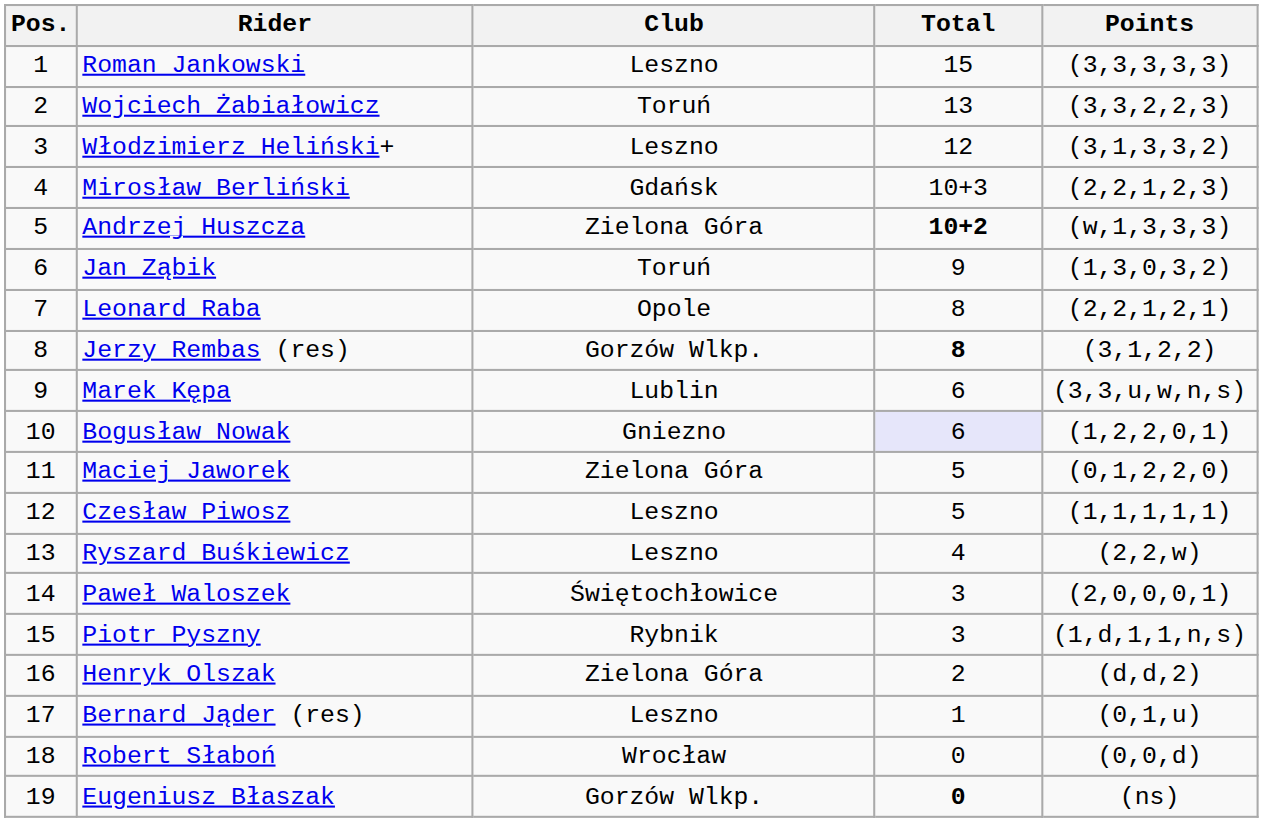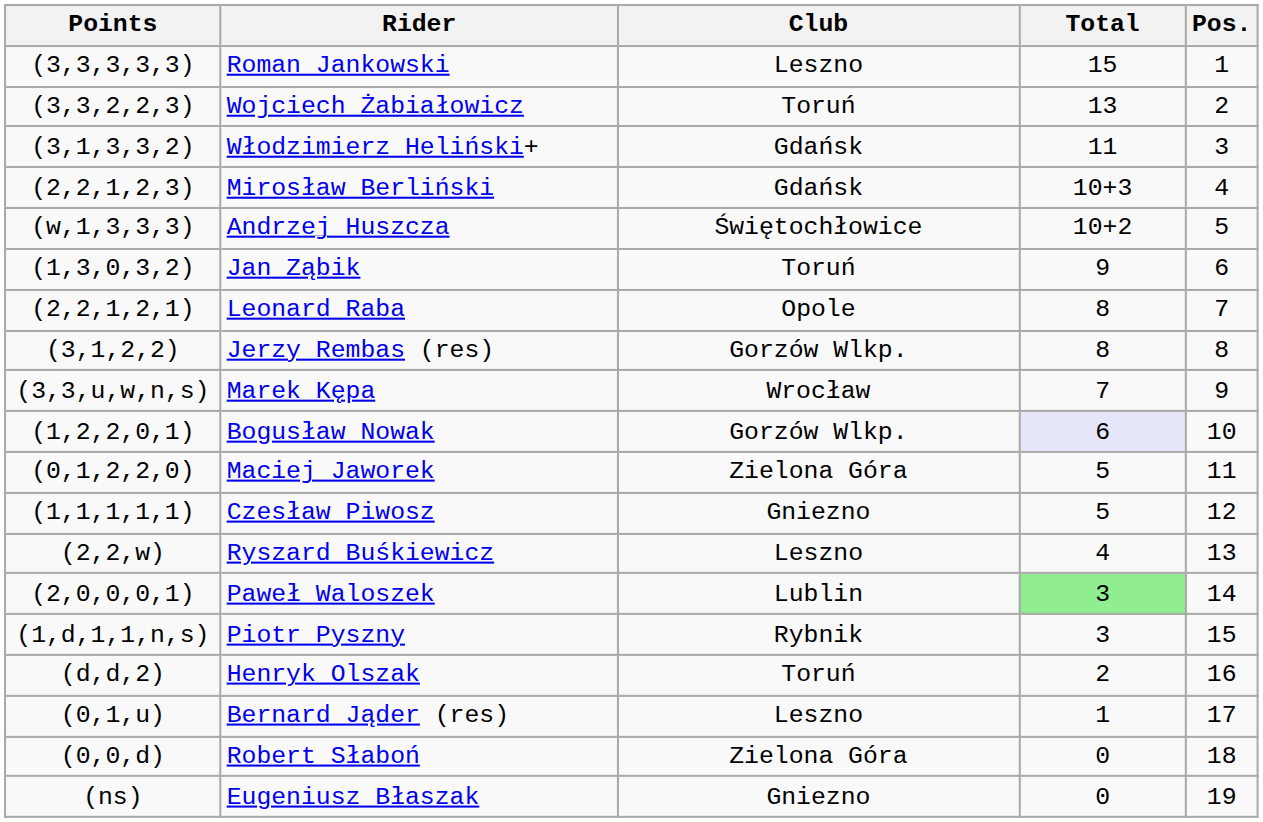columns swapped: (41, 25) <-> (1150, 25)
(674, 147) Leszno -> (818, 147) Gdańsk
(958, 147) 12 -> (1103, 147) 11
(674, 228) Zielona Góra -> (818, 228) Świętochłowice
(958, 228) bold -> (1103, 228) normal
(958, 350) bold -> (1103, 350) normal
(674, 391) Lublin -> (818, 391) Wrocław
(958, 391) 6 -> (1103, 391) 7
(674, 432) Gniezno -> (818, 432) Gorzów Wlkp.
(674, 513) Leszno -> (818, 513) Gniezno
(674, 594) Świętochłowice -> (818, 594) Lublin
(958, 594) no background -> (1103, 594) lightgreen background
(674, 675) Zielona Góra -> (818, 675) Toruń
(674, 756) Wrocław -> (818, 756) Zielona Góra
(674, 797) Gorzów Wlkp. -> (818, 797) Gniezno
(958, 797) bold -> (1103, 797) normal
